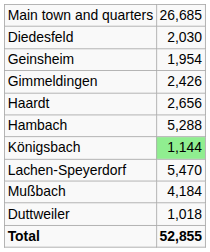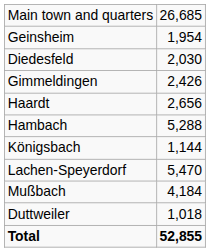rows swapped: (41, 37) <-> (41, 59)
(185, 147) lightgreen background -> (185, 147) no background
